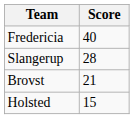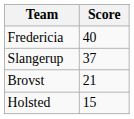(90, 59) 28 -> (90, 59) 37
